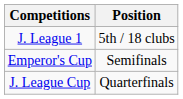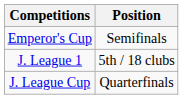rows swapped: (50, 37) <-> (50, 60)
